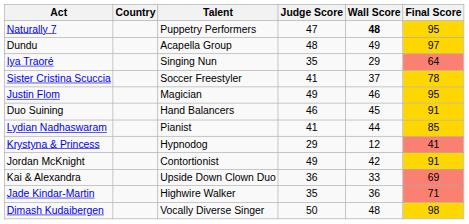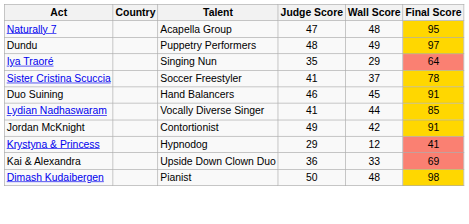(208, 29) Puppetry Performers -> (196, 29) Acapella Group
(374, 29) bold -> (374, 29) normal
(196, 45) Acapella Group -> (208, 45) Puppetry Performers
- row: (33, 95)
(176, 128) Pianist -> (212, 111) Vocally Diverse Singer
rows swapped: (53, 144) <-> (46, 161)
- row: (51, 194)
(212, 210) Vocally Diverse Singer -> (176, 177) Pianist
